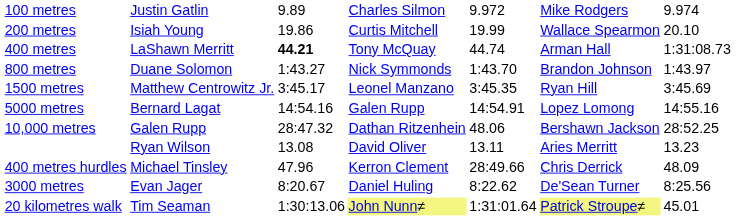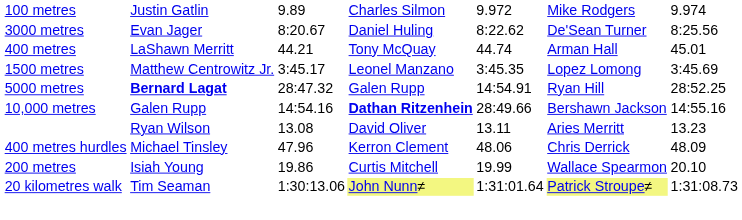rows swapped: (40, 30) <-> (44, 186)
(296, 49) bold -> (296, 49) normal
(697, 49) 1:31:08.73 -> (688, 49) 45.01
- row: (40, 69)
(569, 89) Ryan Hill -> (594, 69) Lopez Lomong
(175, 108) normal -> (178, 89) bold
(305, 108) 14:54.16 -> (305, 89) 28:47.32
(587, 108) Lopez Lomong -> (576, 89) Ryan Hill
(691, 108) 14:55.16 -> (698, 89) 28:52.25
(305, 128) 28:47.32 -> (305, 108) 14:54.16
(407, 128) normal -> (411, 108) bold
(487, 128) 48.06 -> (504, 108) 28:49.66
(691, 128) 28:52.25 -> (698, 108) 14:55.16
(497, 167) 28:49.66 -> (494, 147) 48.06
(681, 206) 45.01 -> (704, 186) 1:31:08.73
